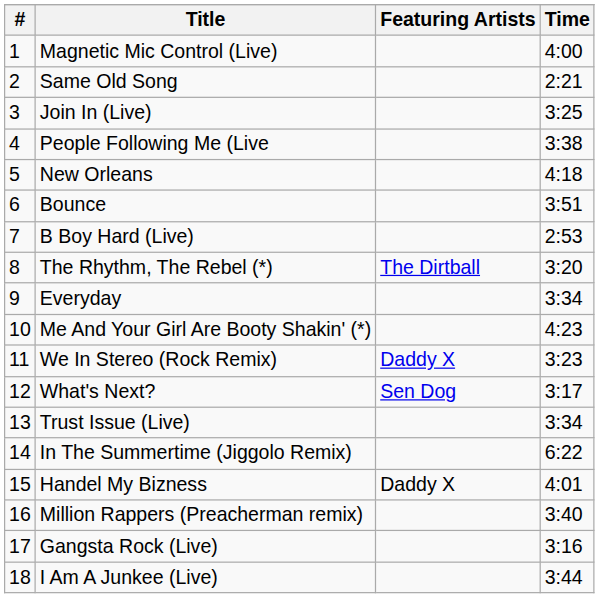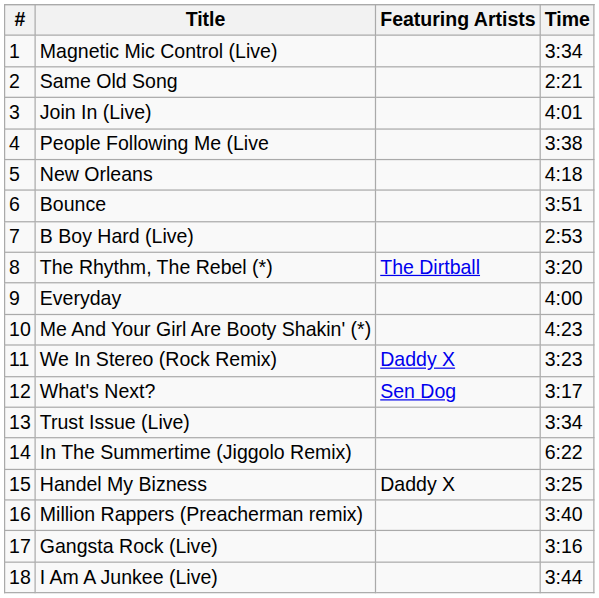(564, 50) 4:00 -> (564, 50) 3:34
(564, 112) 3:25 -> (564, 112) 4:01
(564, 298) 3:34 -> (564, 298) 4:00
(564, 484) 4:01 -> (564, 484) 3:25
